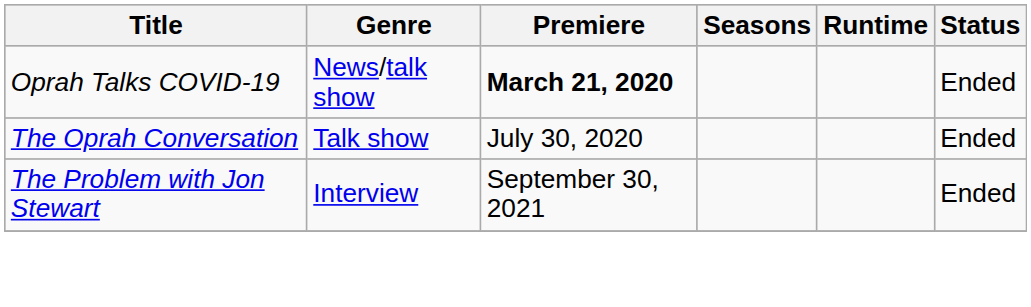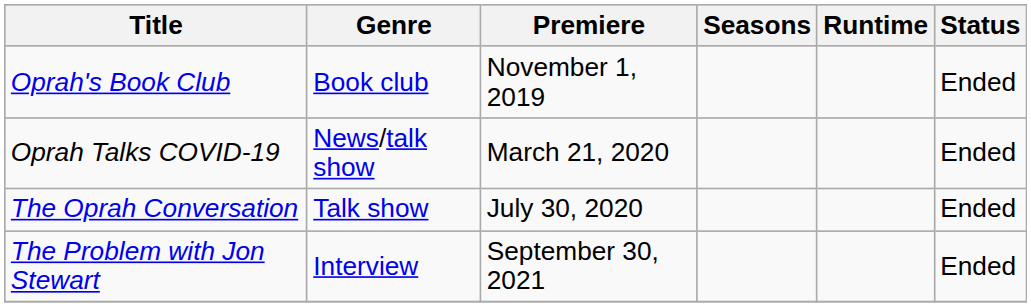+ row: (121, 81)
(580, 81) bold -> (578, 152) normal
